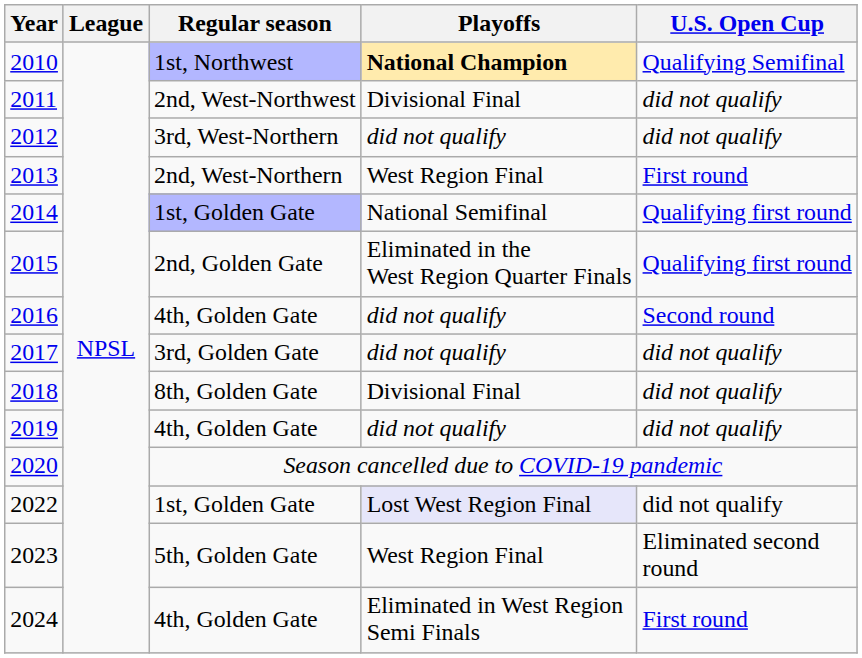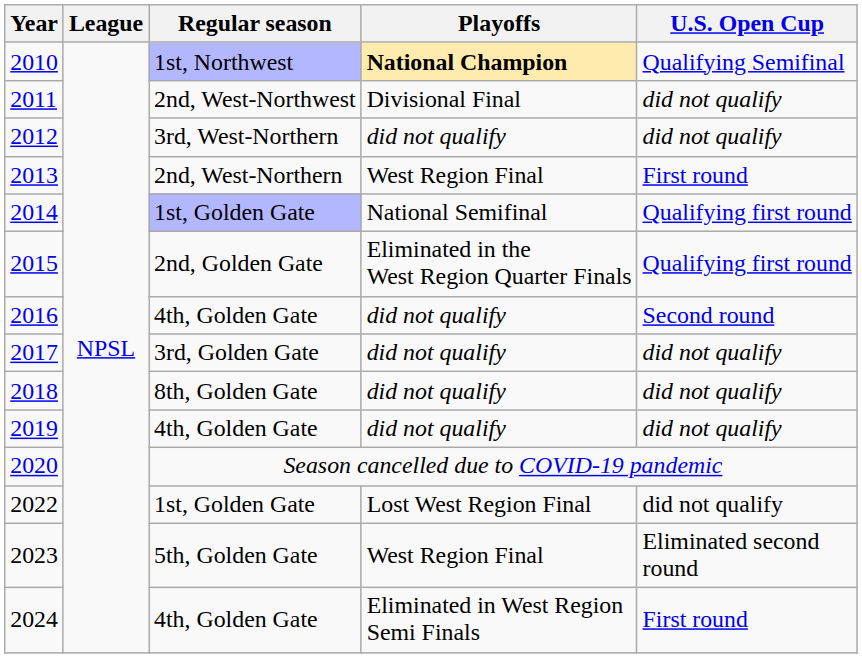(444, 390) Divisional Final -> (436, 390) did not qualify
(479, 503) lavender background -> (479, 503) no background
